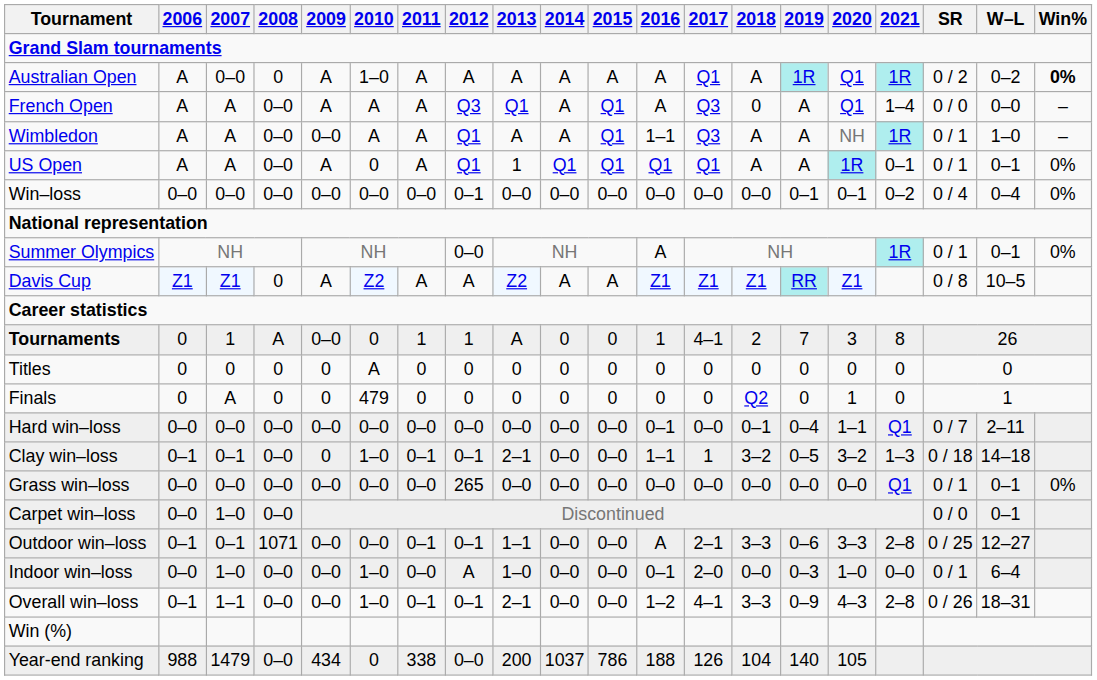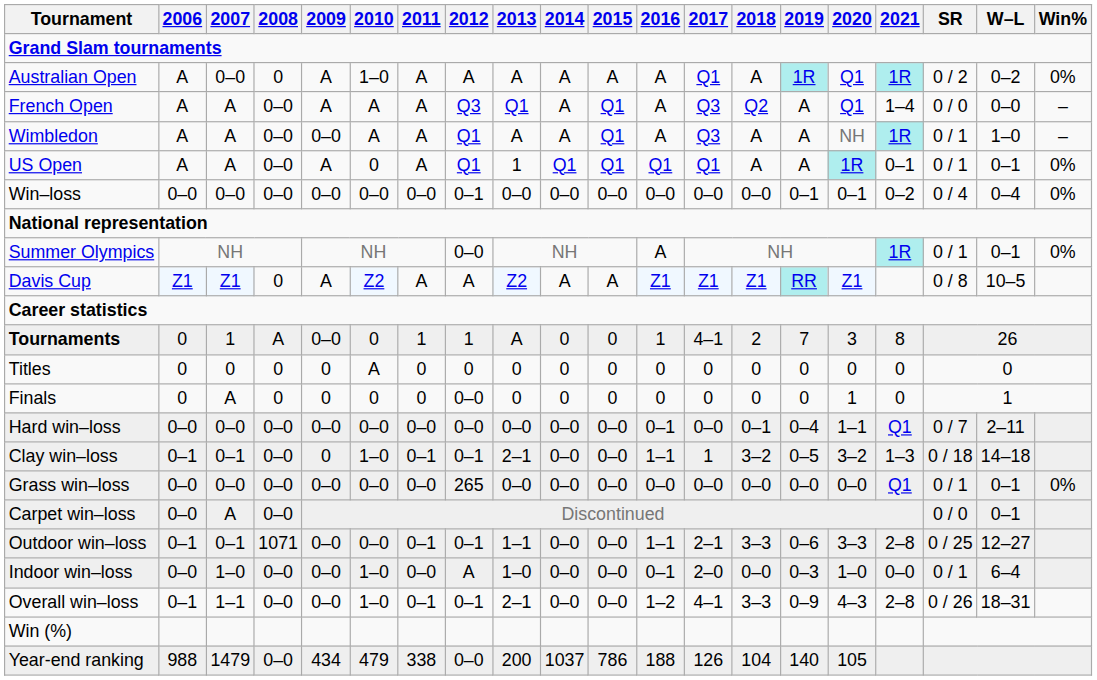(1063, 77) bold -> (1063, 77) normal
(756, 106) 0 -> (756, 106) Q2
(660, 136) 1–1 -> (660, 136) A
(374, 398) 479 -> (374, 398) 0
(469, 398) 0 -> (469, 398) 0–0
(756, 398) Q2 -> (756, 398) 0
(230, 514) 1–0 -> (230, 514) A
(660, 544) A -> (660, 544) 1–1
(374, 660) 0 -> (374, 660) 479
